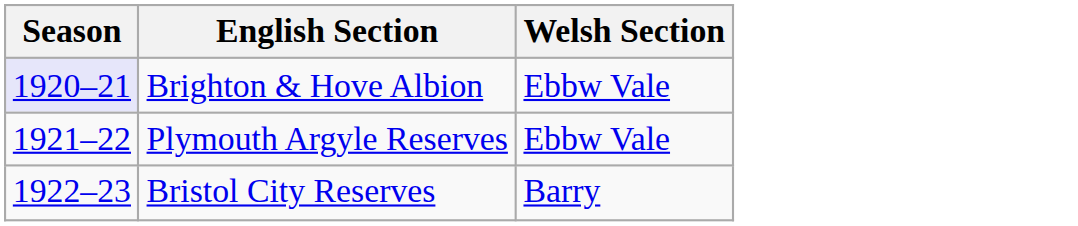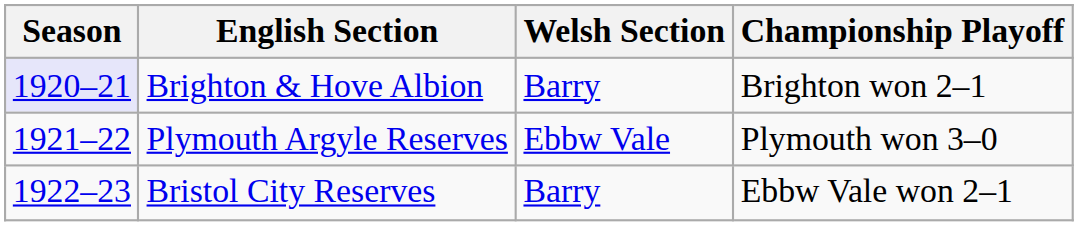+ column: (902, 31)
(597, 84) Ebbw Vale -> (562, 84) Barry
